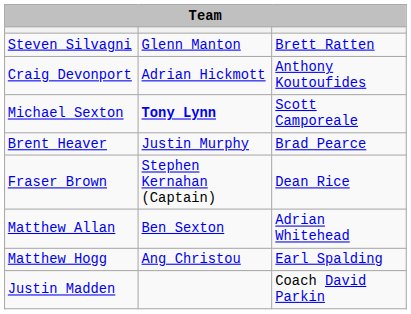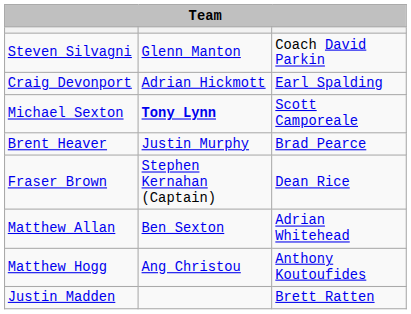(325, 45) Brett Ratten -> (321, 53) Coach David Parkin
(321, 75) Anthony Koutoufides -> (329, 83) Earl Spalding
(329, 259) Earl Spalding -> (321, 267) Anthony Koutoufides
(321, 289) Coach David Parkin -> (325, 297) Brett Ratten
